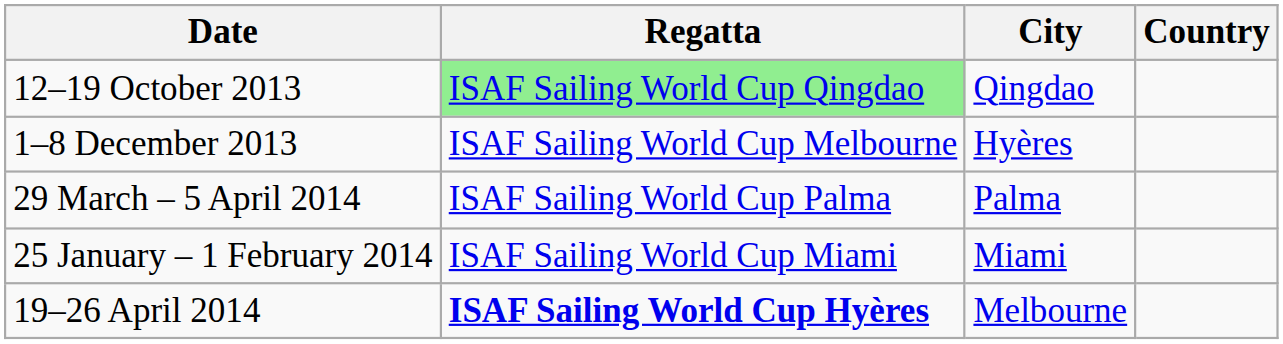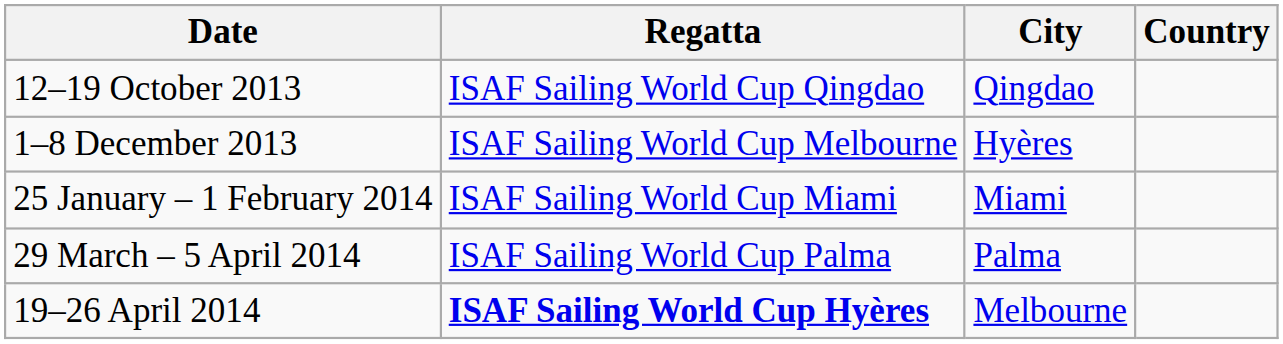(686, 87) lightgreen background -> (686, 87) no background
rows swapped: (223, 254) <-> (187, 198)
